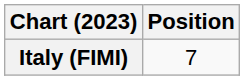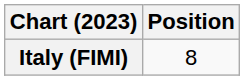(191, 57) 7 -> (191, 57) 8
